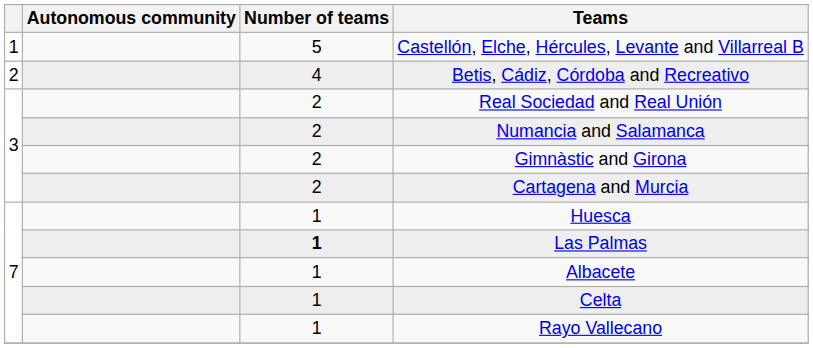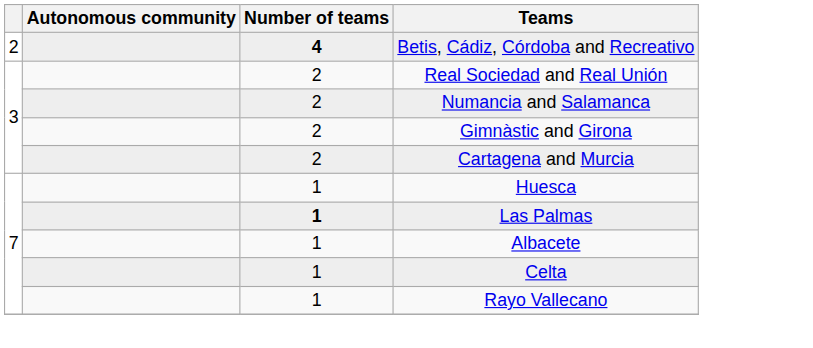- row: (601, 46)
(317, 74) normal -> (317, 46) bold
